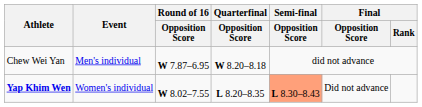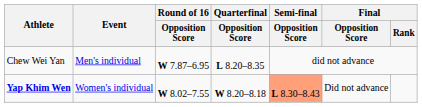(240, 66) W 8.20–8.18 -> (240, 66) L 8.20–8.35
(240, 94) L 8.20–8.35 -> (240, 94) W 8.20–8.18
